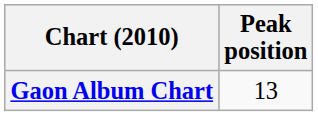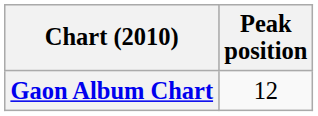(266, 90) 13 -> (266, 90) 12
